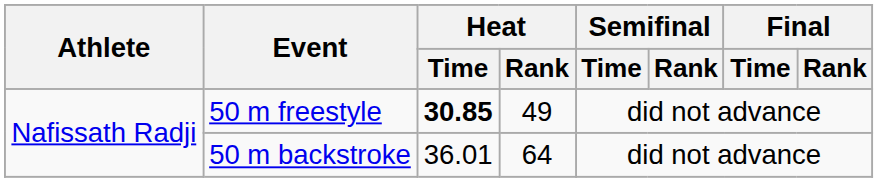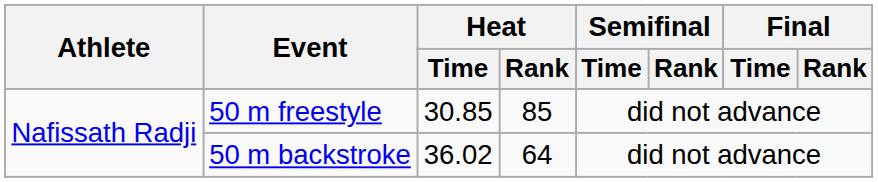(458, 112) bold -> (458, 112) normal
(537, 112) 49 -> (537, 112) 85
(458, 155) 36.01 -> (458, 155) 36.02
